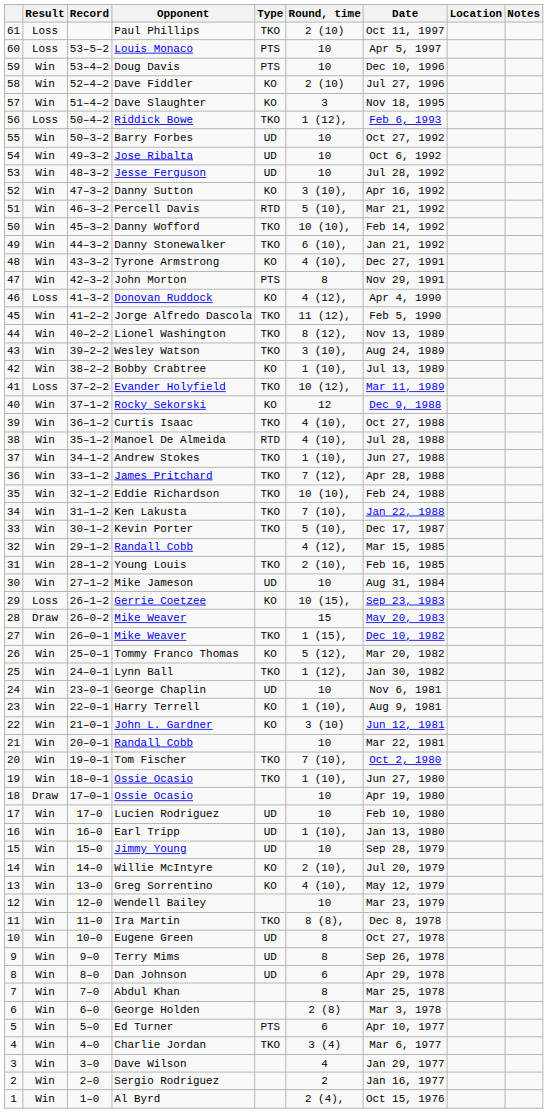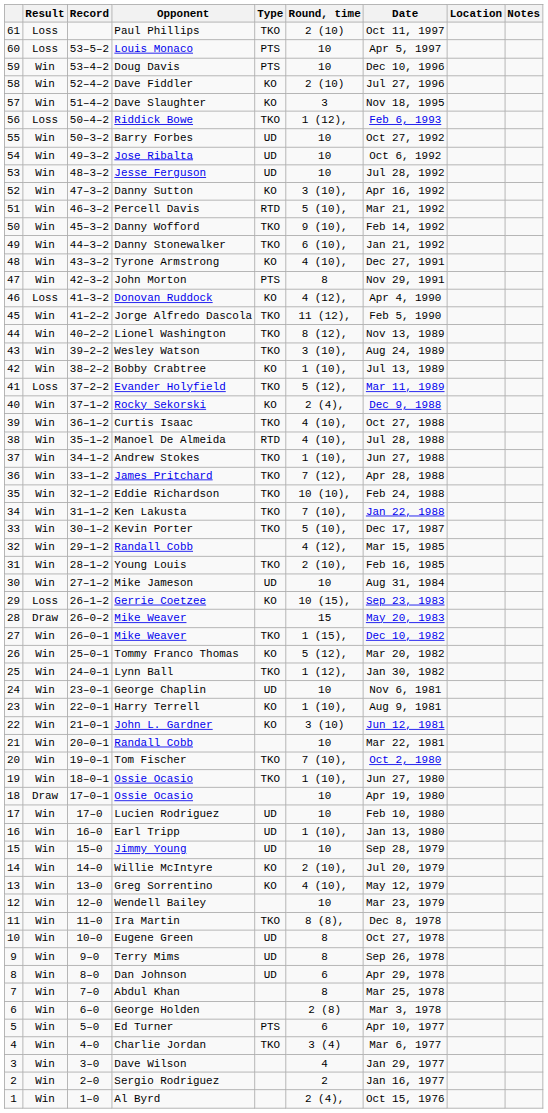(325, 227) 10 (10), -> (325, 227) 9 (10),
(325, 387) 10 (12), -> (325, 387) 5 (12),
(325, 405) 12 -> (325, 405) 2 (4),
